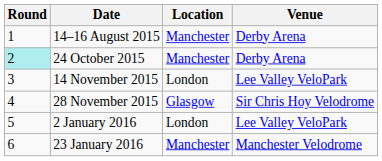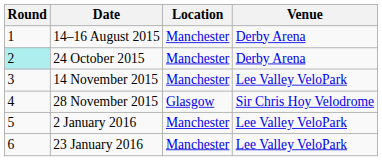(187, 79) London -> (198, 79) Manchester
(187, 123) London -> (198, 123) Manchester
(299, 144) Manchester Velodrome -> (291, 144) Lee Valley VeloPark
